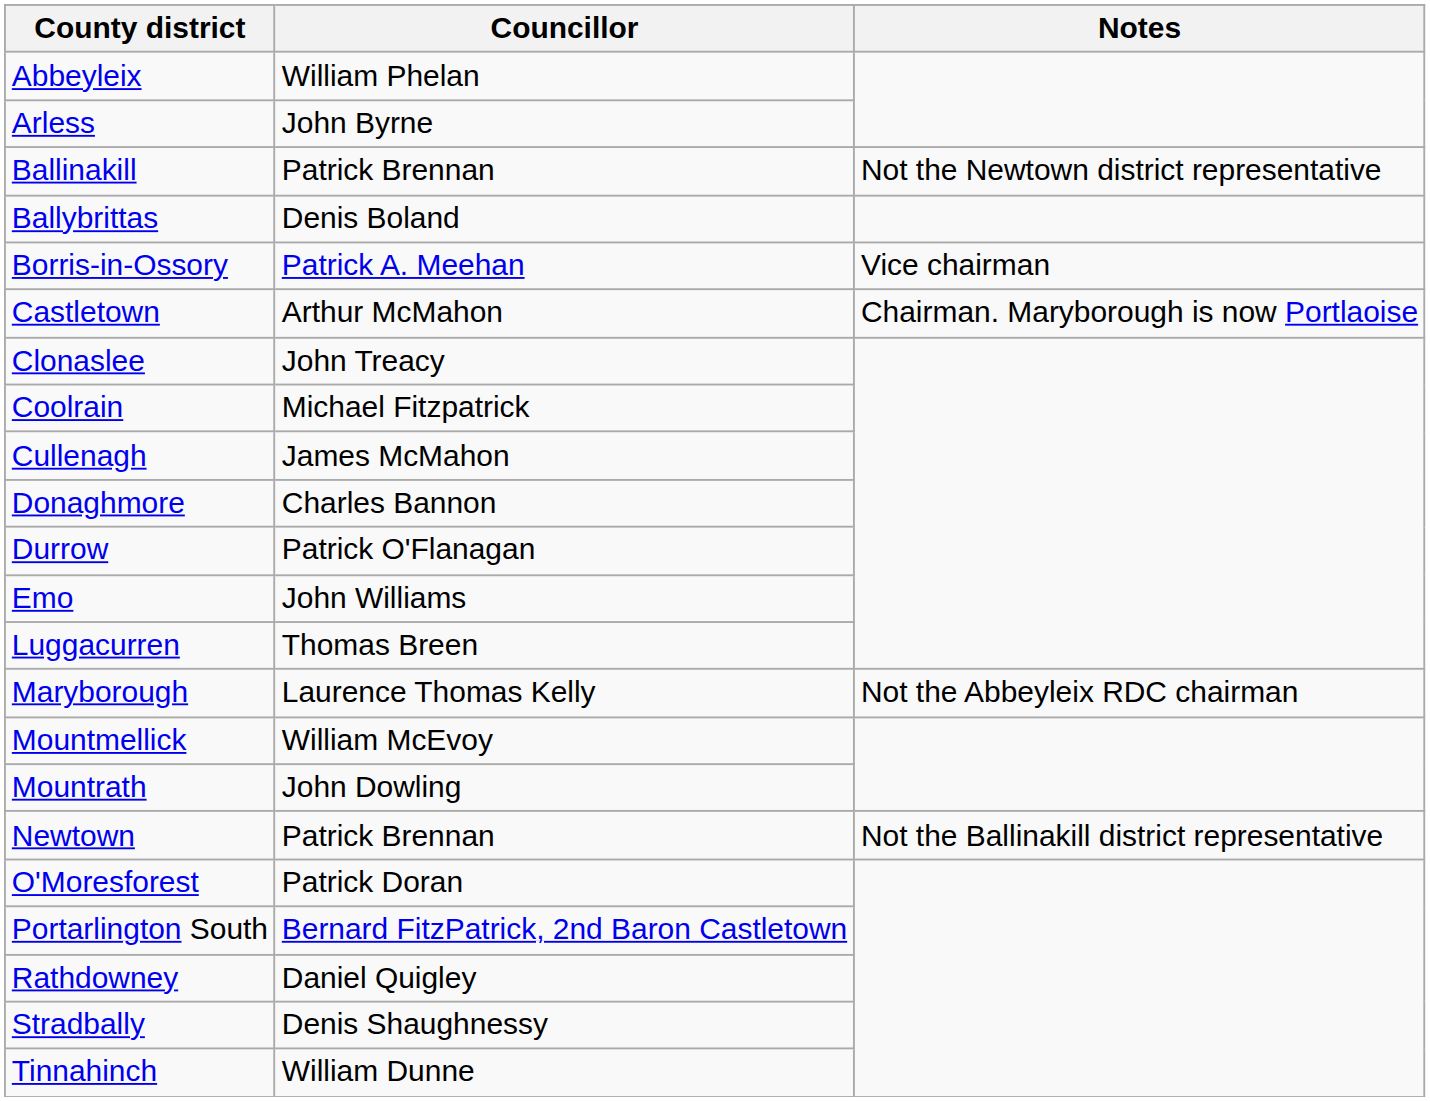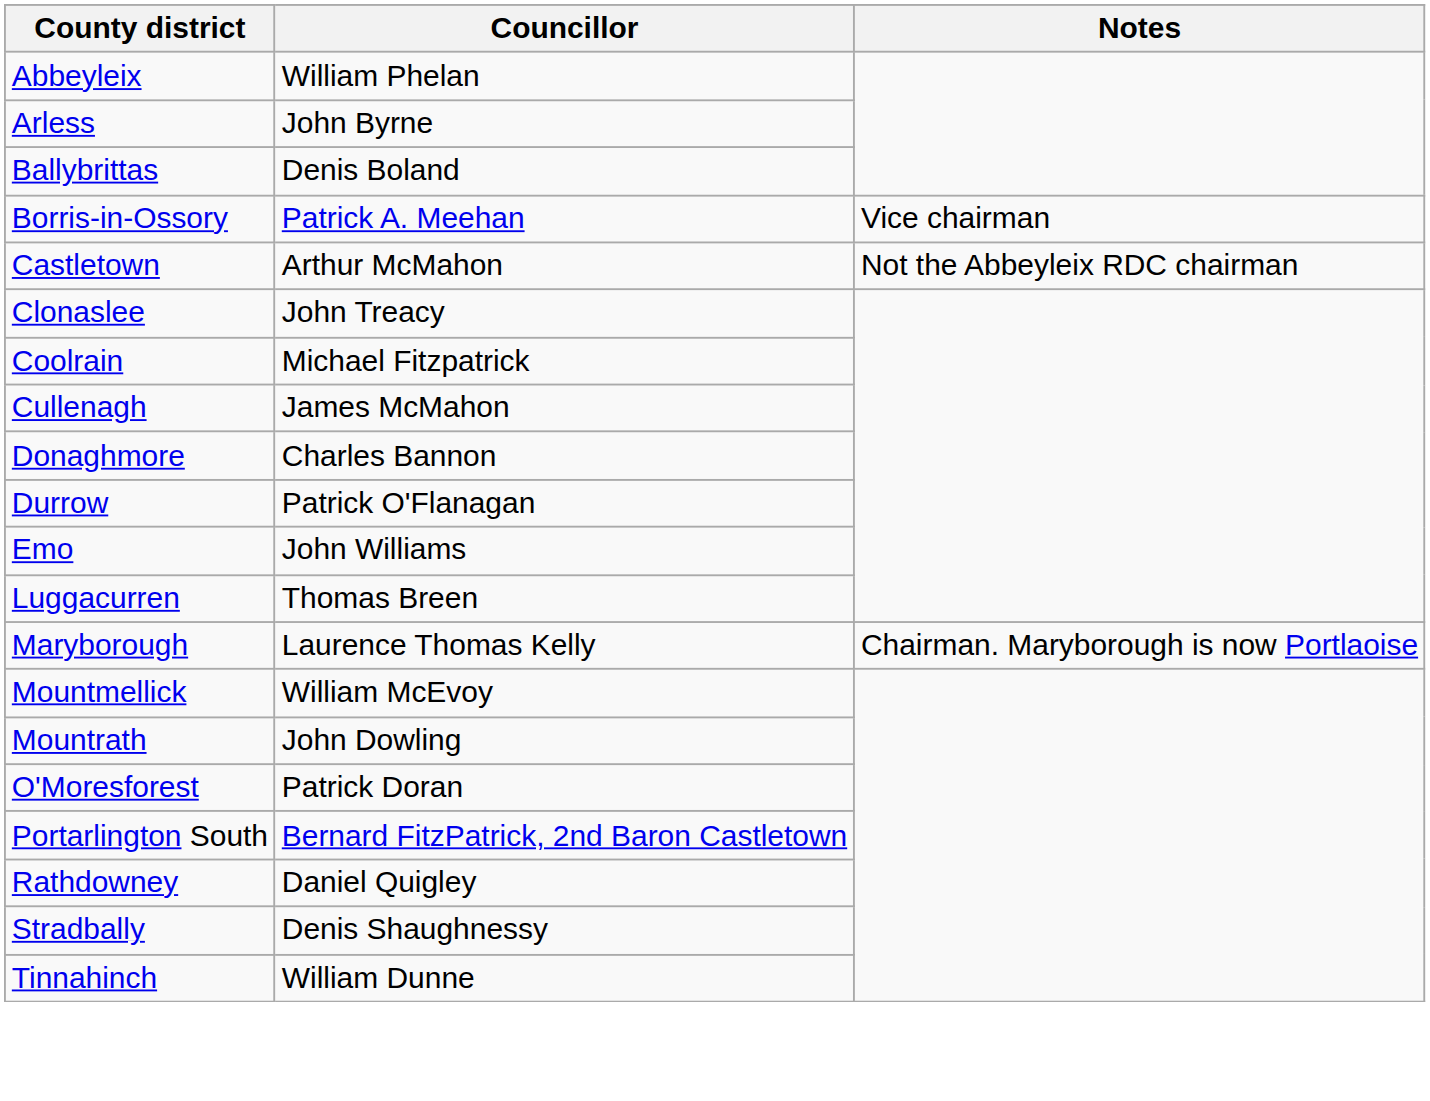- row: (74, 170)
(1140, 312) Chairman. Maryborough is now Portlaoise -> (1080, 265) Not the Abbeyleix RDC chairman
(1080, 692) Not the Abbeyleix RDC chairman -> (1140, 645) Chairman. Maryborough is now Portlaoise
- row: (73, 834)
